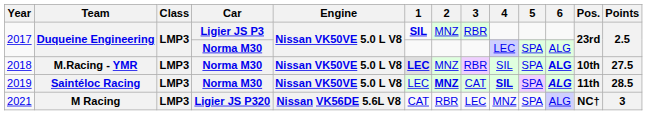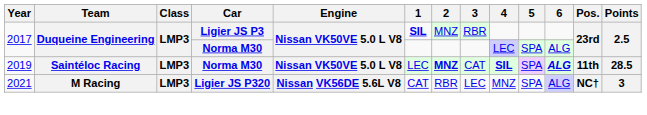- row: (19, 66)
